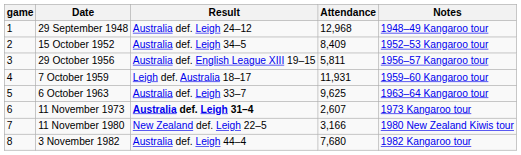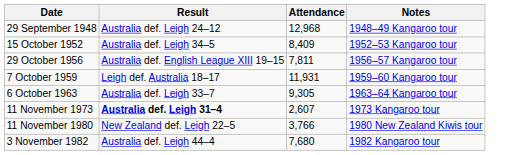- column: (20, 12)
(333, 61) 5,811 -> (301, 61) 7,811
(333, 93) 9,625 -> (302, 93) 9,305
(333, 126) 3,166 -> (302, 126) 3,766
